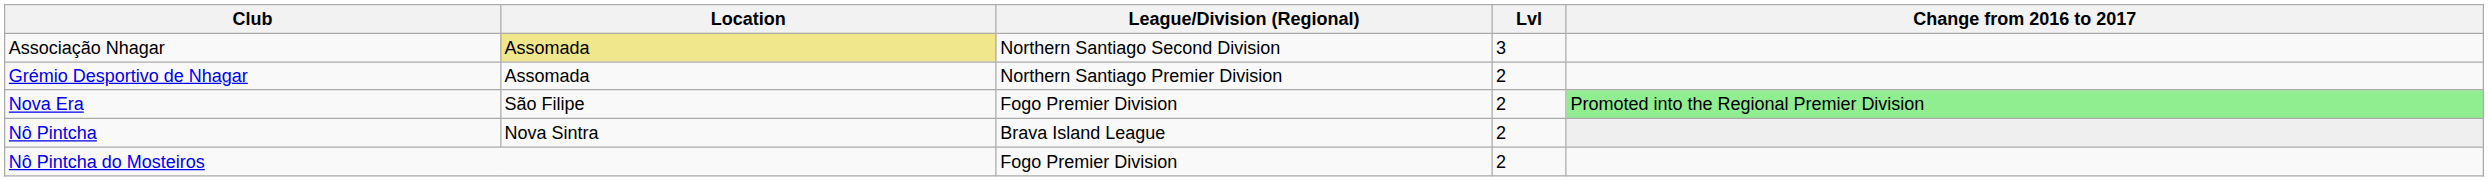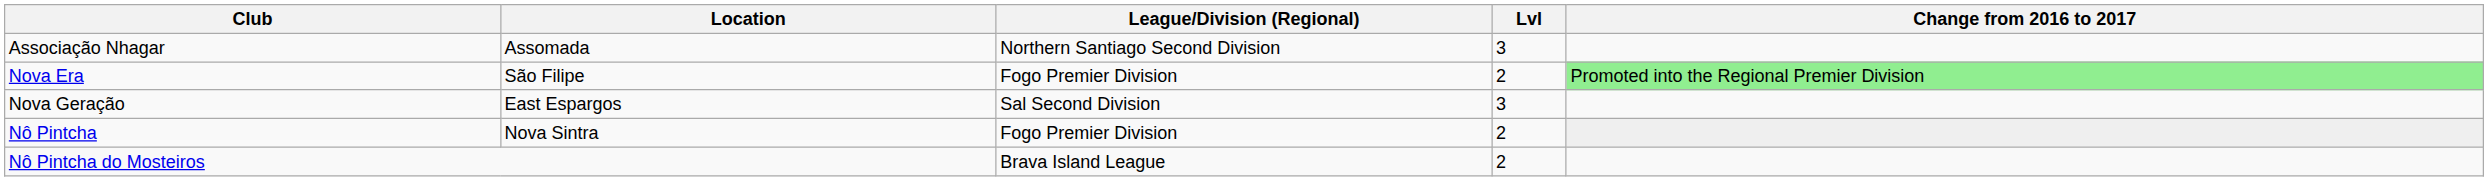(547, 48) khaki background -> (547, 48) no background
- row: (128, 76)
+ row: (67, 105)
(1083, 133) Brava Island League -> (1089, 133) Fogo Premier Division
(1089, 161) Fogo Premier Division -> (1083, 161) Brava Island League
